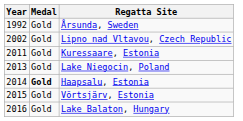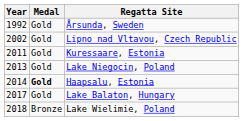- row: (108, 95)
(17, 109) 2016 -> (17, 95) 2017
+ row: (120, 109)
